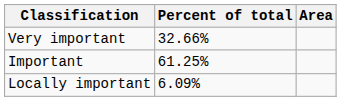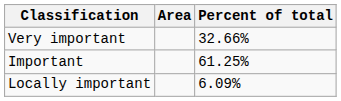columns swapped: (316, 16) <-> (225, 16)
